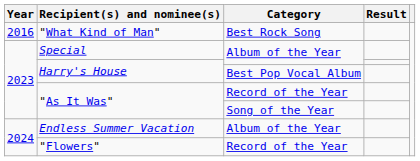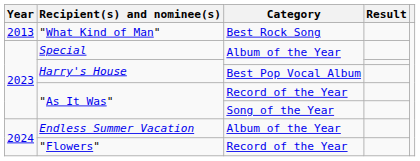(21, 32) 2016 -> (21, 32) 2013
